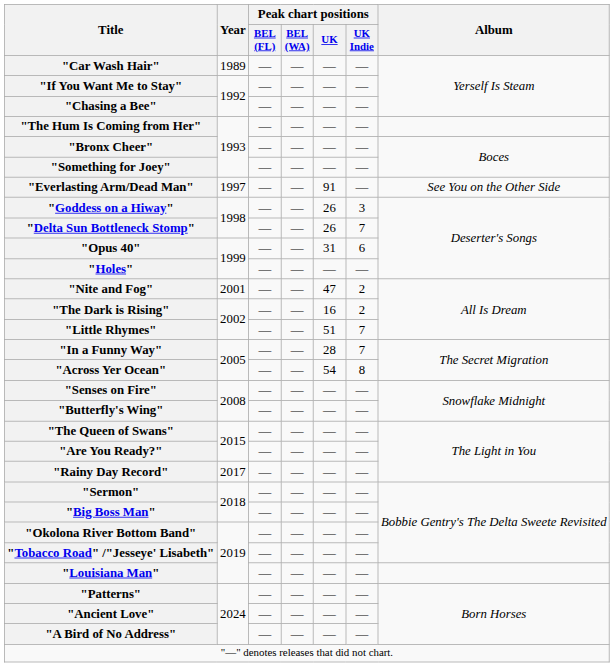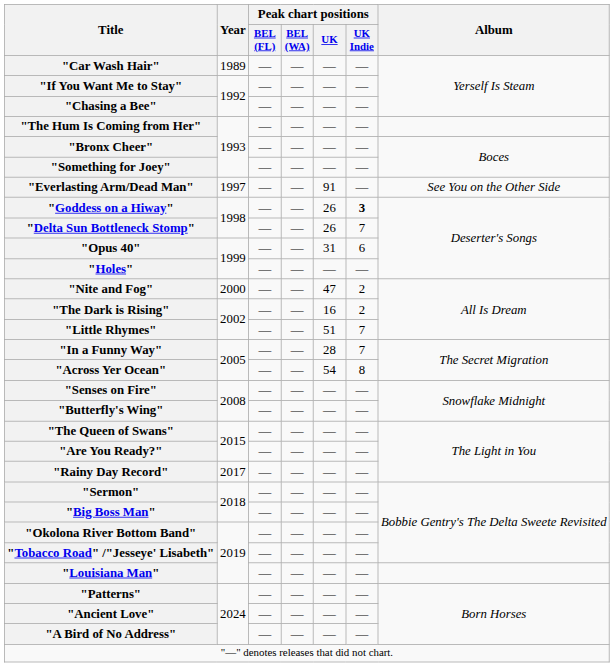(362, 207) normal -> (362, 207) bold
(233, 289) 2001 -> (233, 289) 2000
